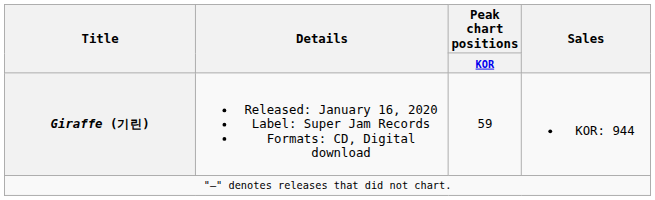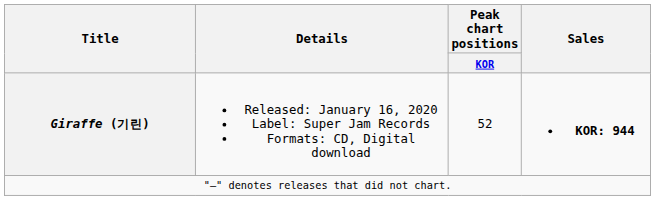(485, 124) 59 -> (485, 124) 52
(586, 131) normal -> (586, 131) bold
